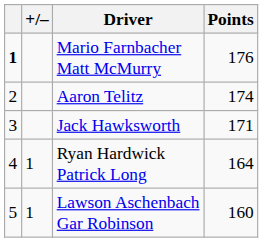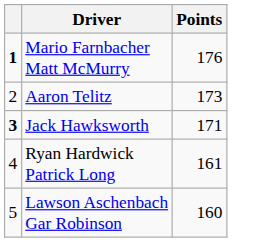- column: (37, 18)
(241, 96) 174 -> (209, 96) 173
(13, 125) normal -> (13, 125) bold
(241, 164) 164 -> (209, 164) 161
